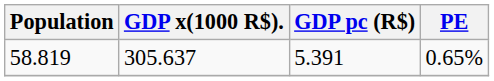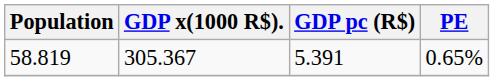(160, 57) 305.637 -> (160, 57) 305.367
